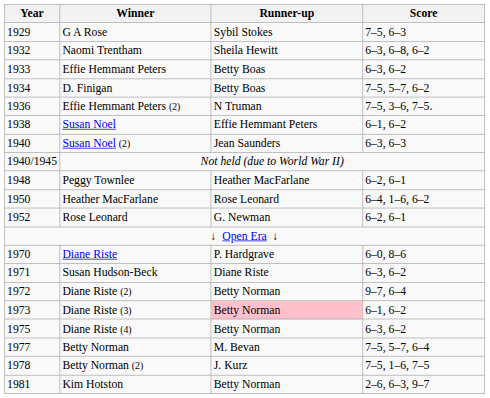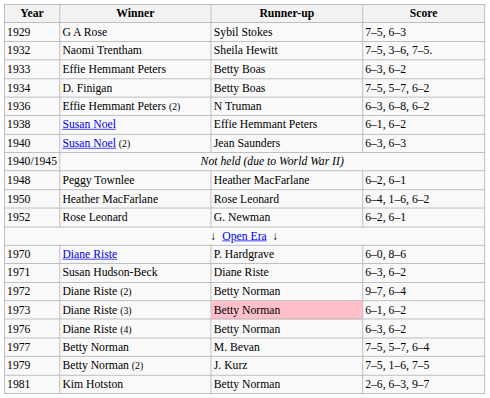(397, 50) 6–3, 6–8, 6–2 -> (399, 50) 7–5, 3–6, 7–5.
(399, 106) 7–5, 3–6, 7–5. -> (397, 106) 6–3, 6–8, 6–2
(19, 328) 1975 -> (19, 328) 1976
(19, 365) 1978 -> (19, 365) 1979
